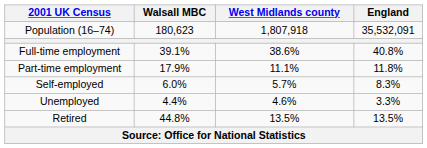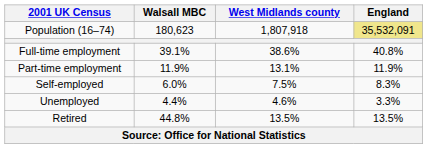(388, 30) no background -> (388, 30) khaki background
(175, 68) 17.9% -> (175, 68) 11.9%
(284, 68) 11.1% -> (284, 68) 13.1%
(388, 68) 11.8% -> (388, 68) 11.9%
(284, 85) 5.7% -> (284, 85) 7.5%
